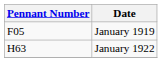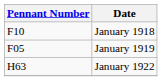+ row: (125, 31)
